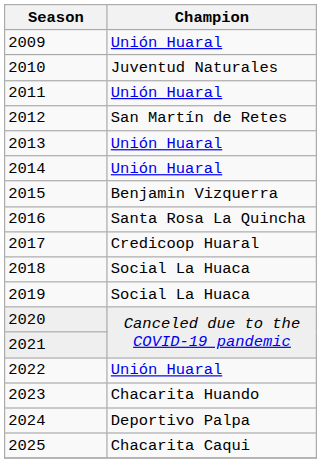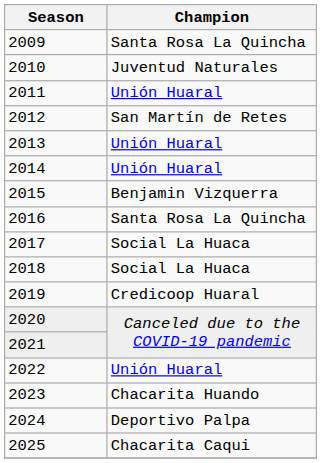(167, 42) Unión Huaral -> (208, 42) Santa Rosa La Quincha
(185, 244) Credicoop Huaral -> (180, 244) Social La Huaca
(180, 295) Social La Huaca -> (185, 295) Credicoop Huaral
